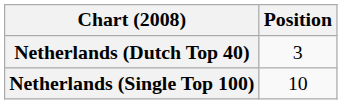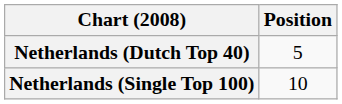(298, 51) 3 -> (298, 51) 5
